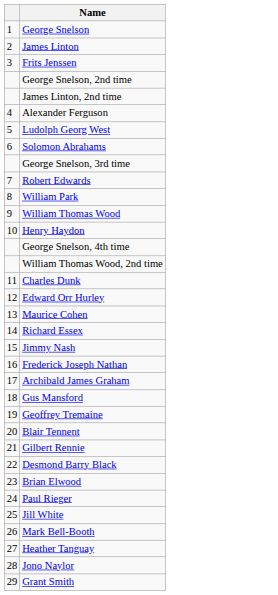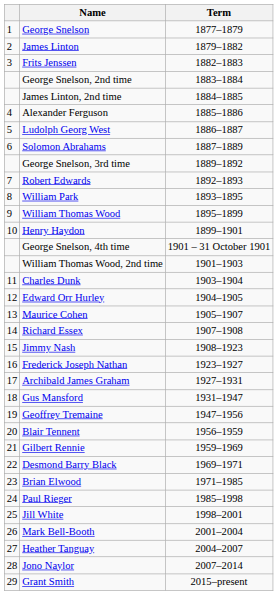+ column: (219, 12)
